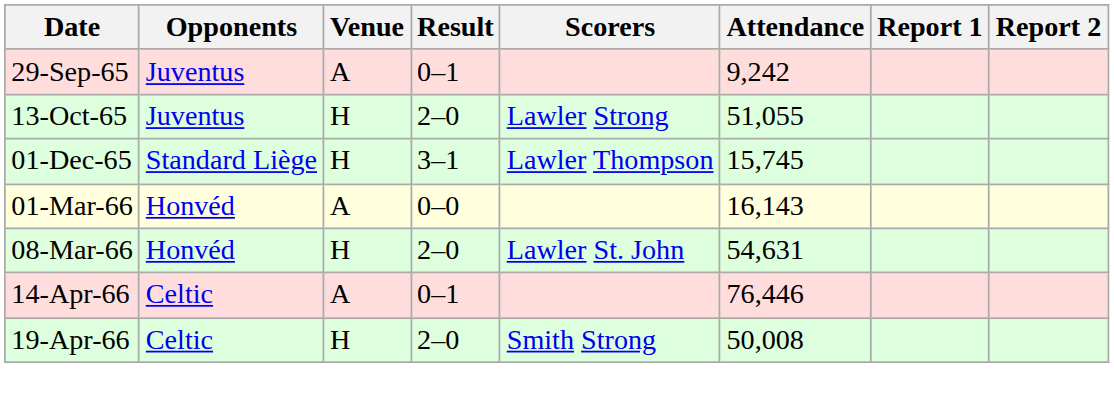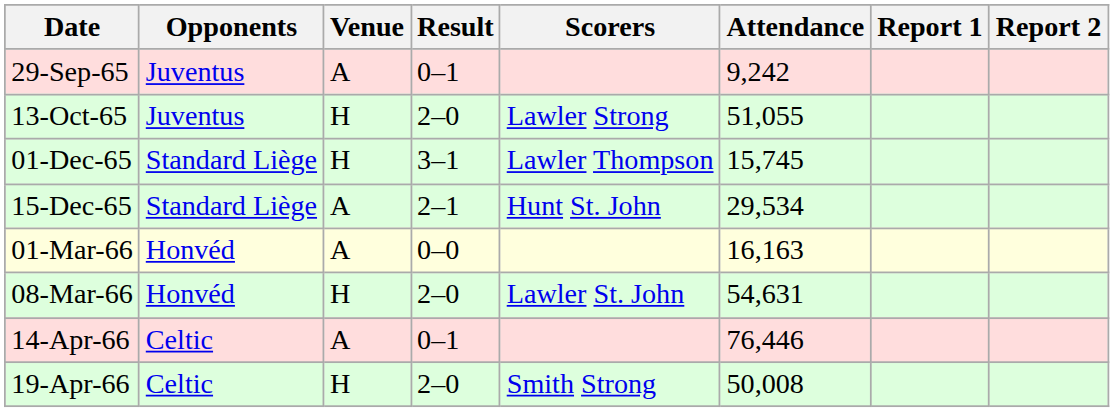+ row: (72, 205)
(765, 205) 16,143 -> (765, 250) 16,163
